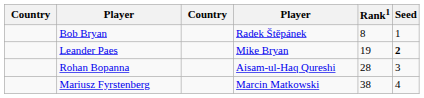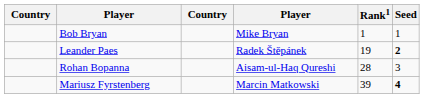(271, 33) Radek Štěpánek -> (262, 33) Mike Bryan
(363, 33) 8 -> (363, 33) 1
(262, 50) Mike Bryan -> (271, 50) Radek Štěpánek
(366, 85) 38 -> (366, 85) 39
(398, 85) normal -> (398, 85) bold
